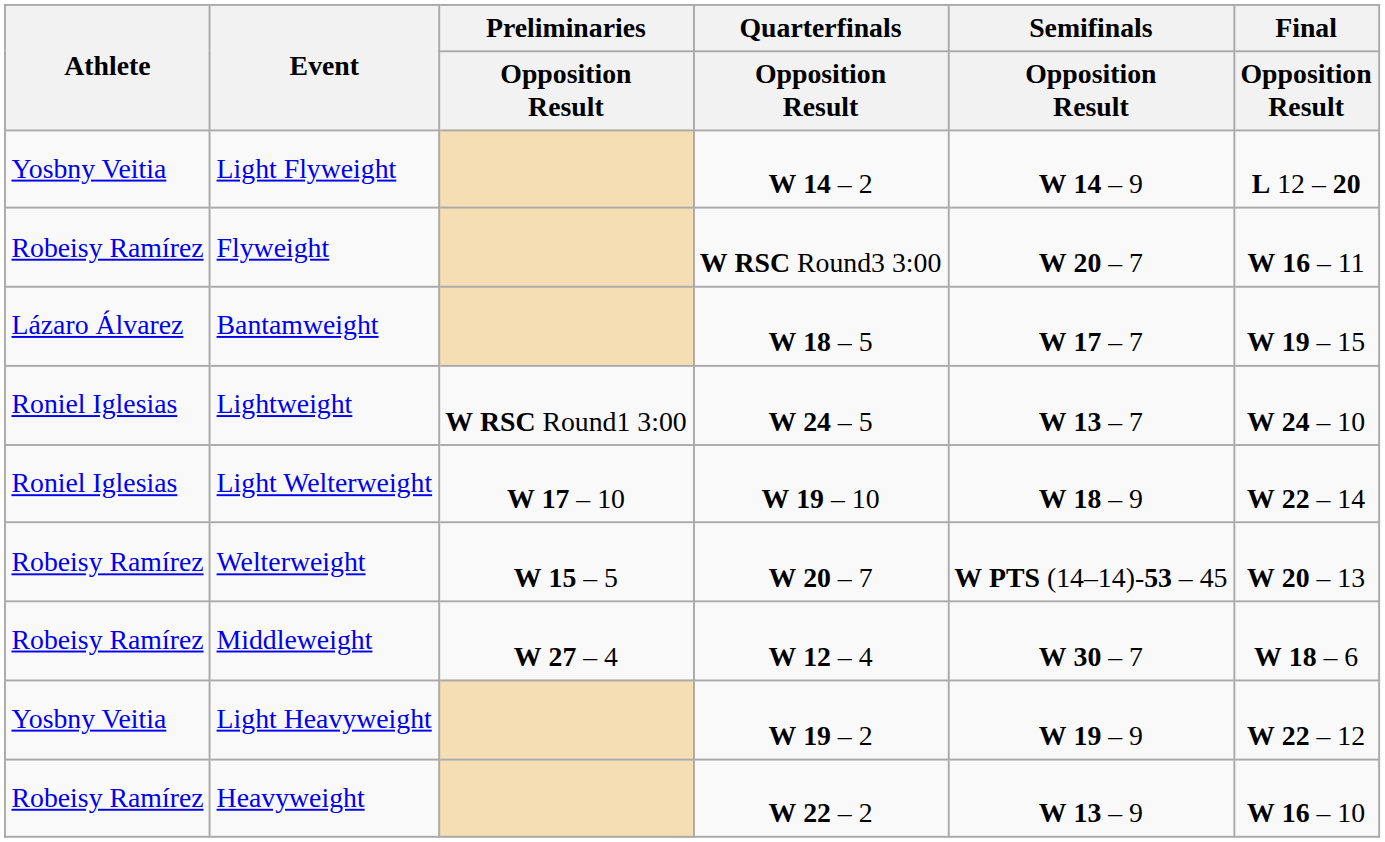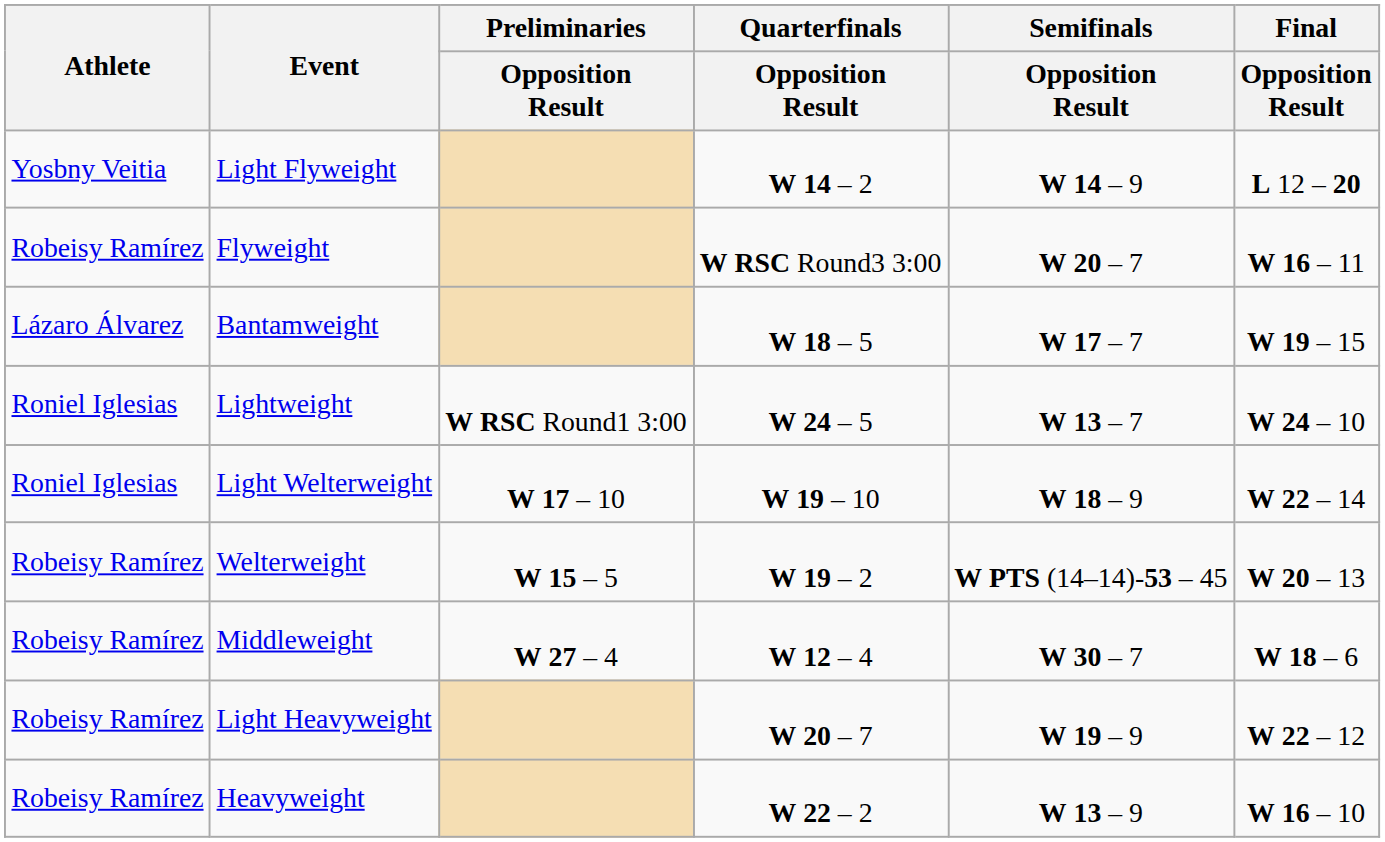(820, 578) W 20 – 7 -> (820, 578) W 19 – 2
(89, 719) Yosbny Veitia -> (108, 719) Robeisy Ramírez
(820, 735) W 19 – 2 -> (820, 735) W 20 – 7
